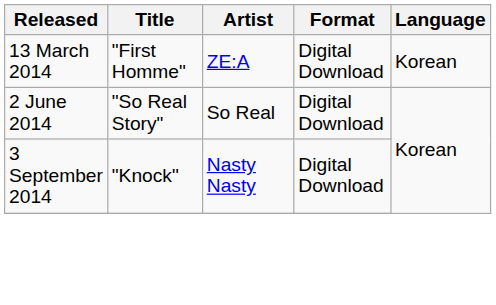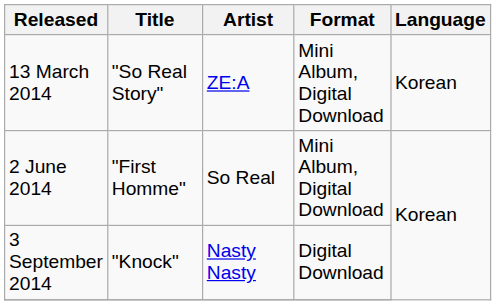(149, 60) "First Homme" -> (149, 82) "So Real Story"
(341, 60) Digital Download -> (341, 82) Mini Album, Digital Download
(149, 113) "So Real Story" -> (149, 177) "First Homme"
(341, 113) Digital Download -> (341, 177) Mini Album, Digital Download
